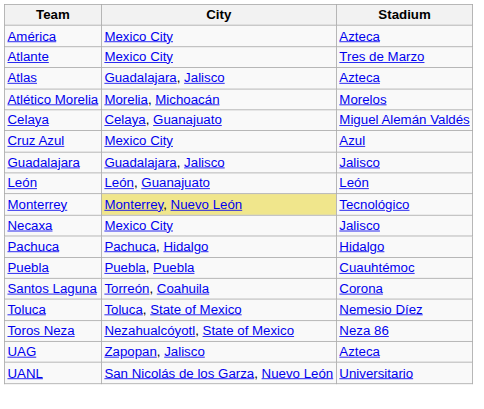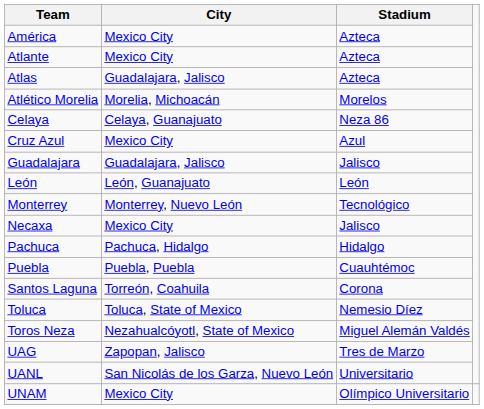(382, 57) Tres de Marzo -> (360, 57) Azteca
(405, 120) Miguel Alemán Valdés -> (364, 120) Neza 86
(173, 204) khaki background -> (173, 204) no background
(364, 330) Neza 86 -> (405, 330) Miguel Alemán Valdés
(360, 352) Azteca -> (382, 352) Tres de Marzo
+ row: (27, 394)
